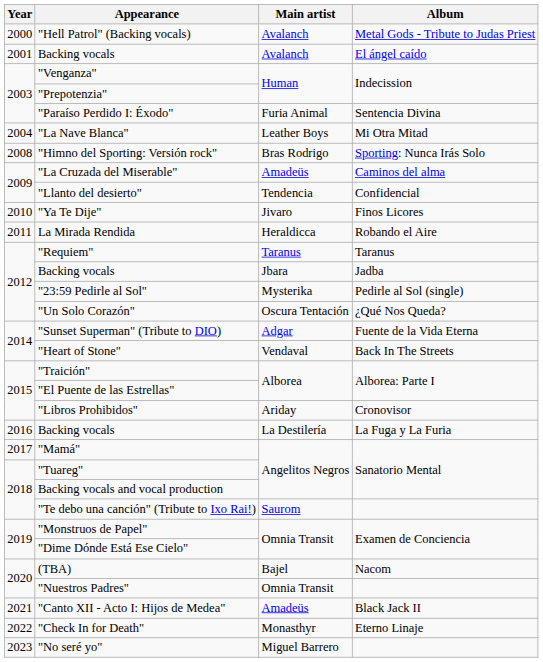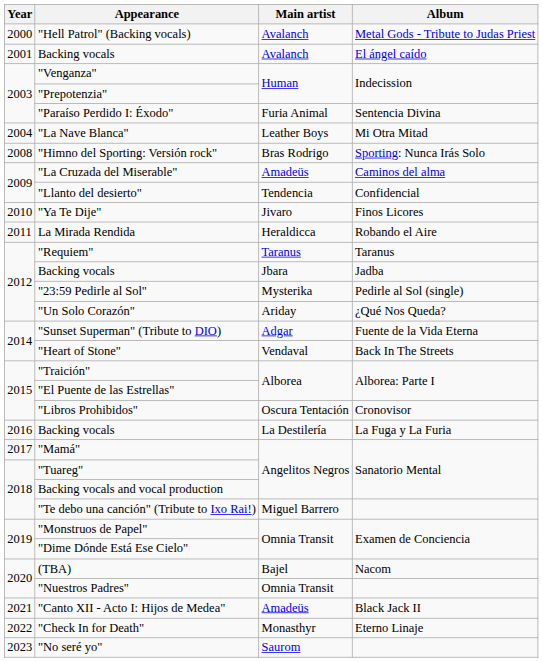(305, 311) Oscura Tentación -> (279, 311) Ariday
(279, 410) Ariday -> (305, 410) Oscura Tentación
(281, 509) Saurom -> (300, 509) Miguel Barrero
(300, 647) Miguel Barrero -> (281, 647) Saurom
